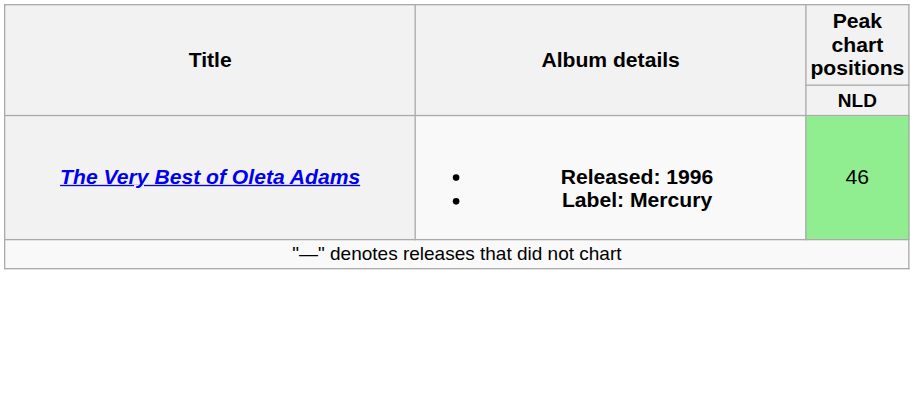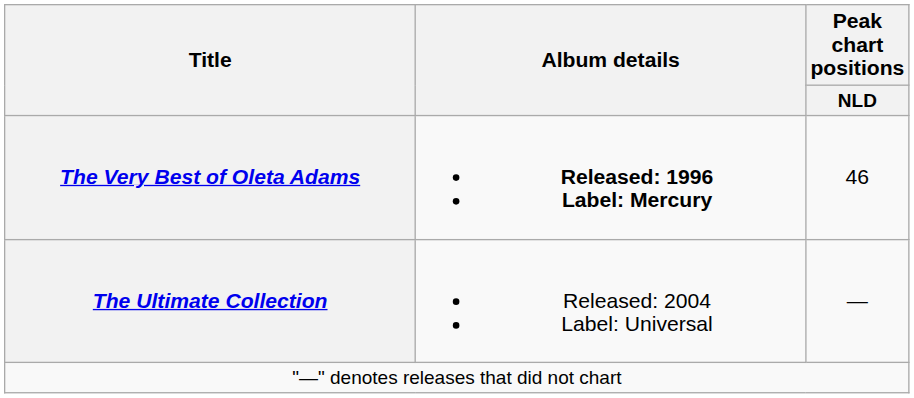(857, 177) lightgreen background -> (857, 177) no background
+ row: (210, 300)
